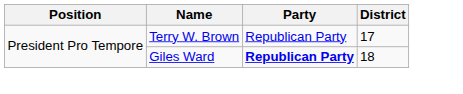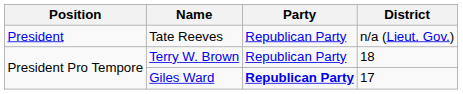+ row: (186, 36)
(367, 36) 17 -> (367, 57) 18
(367, 57) 18 -> (367, 78) 17
